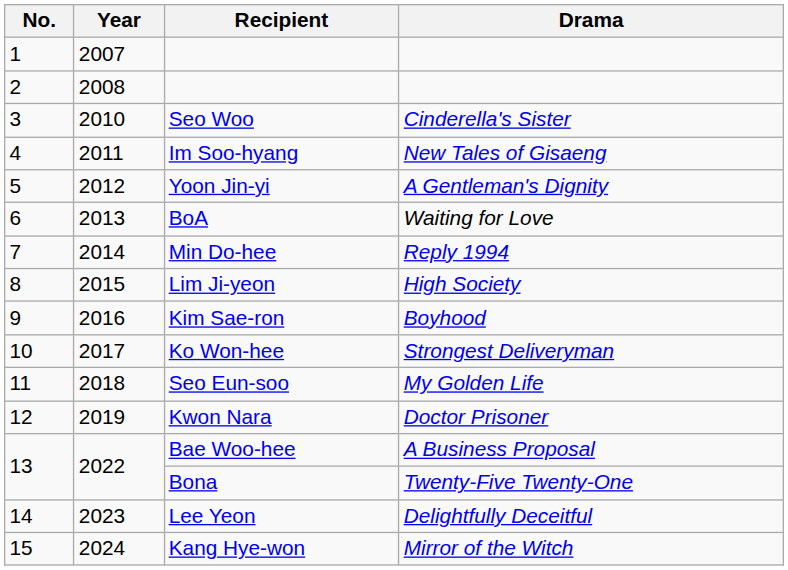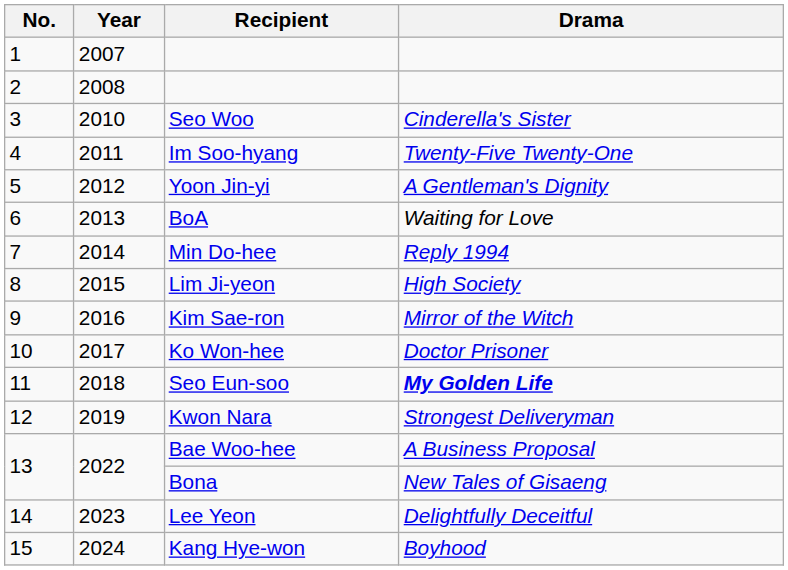(505, 152) New Tales of Gisaeng -> (518, 152) Twenty-Five Twenty-One
(445, 317) Boyhood -> (489, 317) Mirror of the Witch
(509, 350) Strongest Deliveryman -> (476, 350) Doctor Prisoner
(474, 383) normal -> (478, 383) bold
(476, 416) Doctor Prisoner -> (509, 416) Strongest Deliveryman
(518, 482) Twenty-Five Twenty-One -> (505, 482) New Tales of Gisaeng
(489, 548) Mirror of the Witch -> (445, 548) Boyhood
